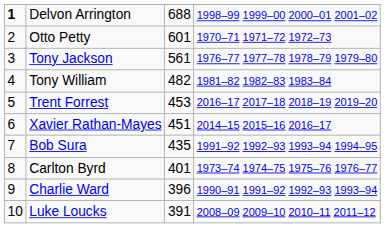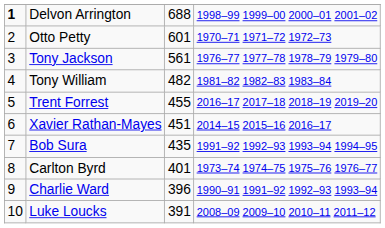(179, 102) 453 -> (179, 102) 455
